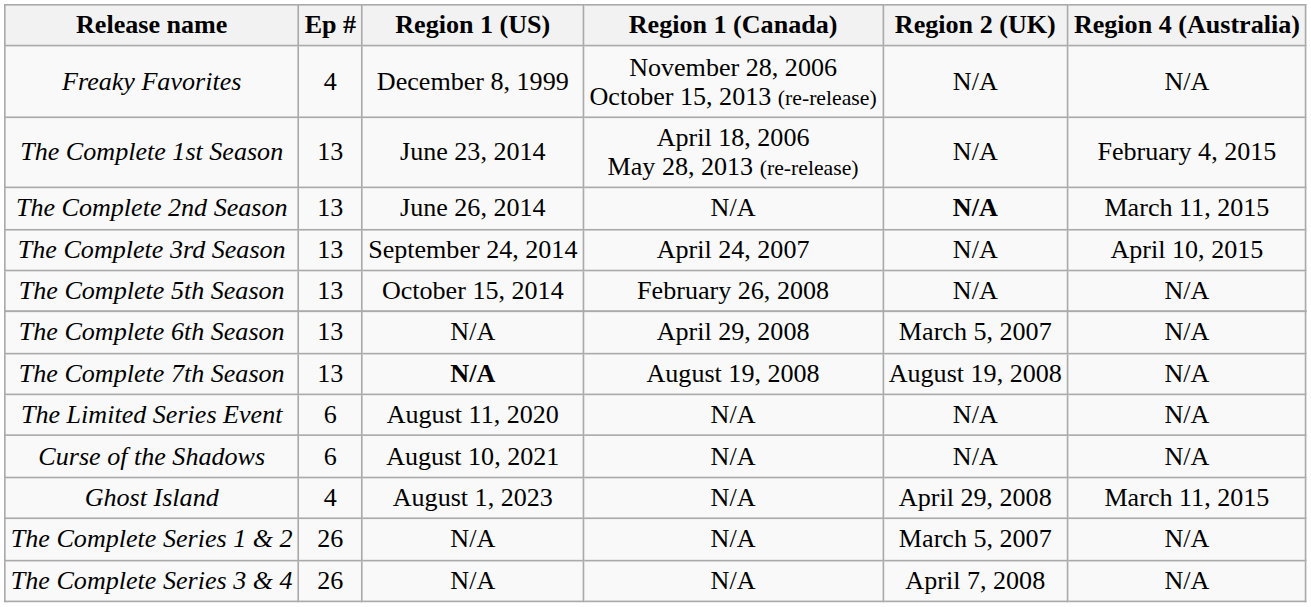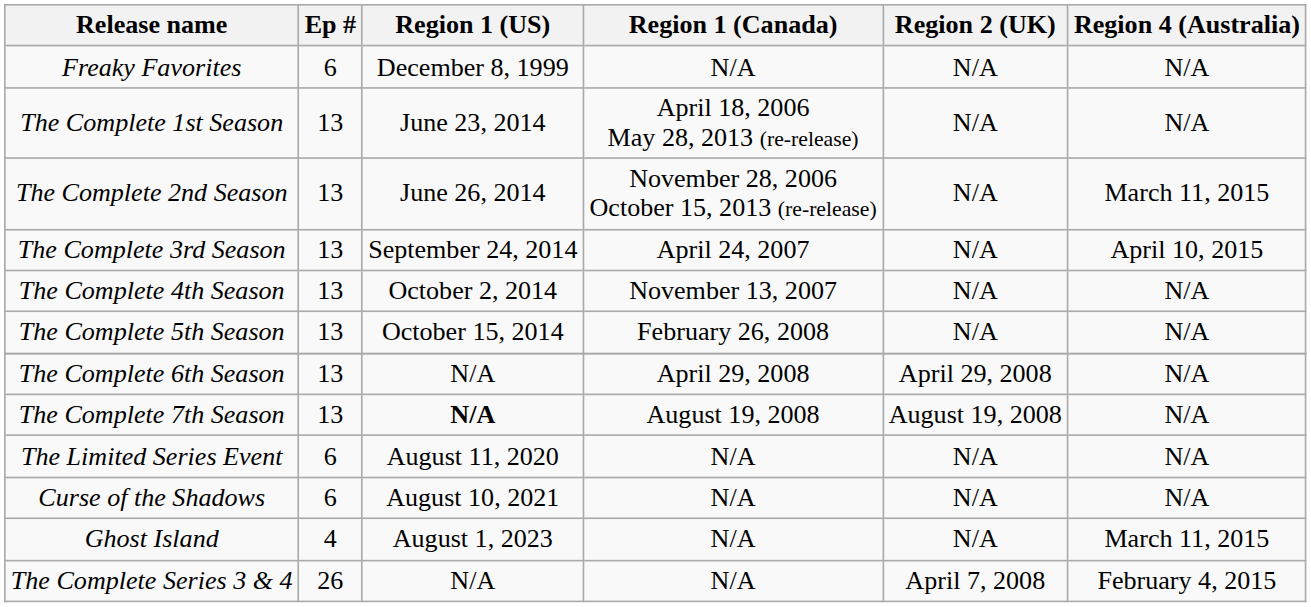(330, 81) 4 -> (330, 66) 6
(733, 81) November 28, 2006 October 15, 2013 (re-release) -> (733, 66) N/A
(1187, 151) February 4, 2015 -> (1187, 122) N/A
(733, 207) N/A -> (733, 193) November 28, 2006 October 15, 2013 (re-release)
(975, 207) bold -> (975, 193) normal
+ row: (152, 290)
(975, 332) March 5, 2007 -> (975, 373) April 29, 2008
(975, 497) April 29, 2008 -> (975, 538) N/A
- row: (152, 538)
(1187, 580) N/A -> (1187, 580) February 4, 2015
